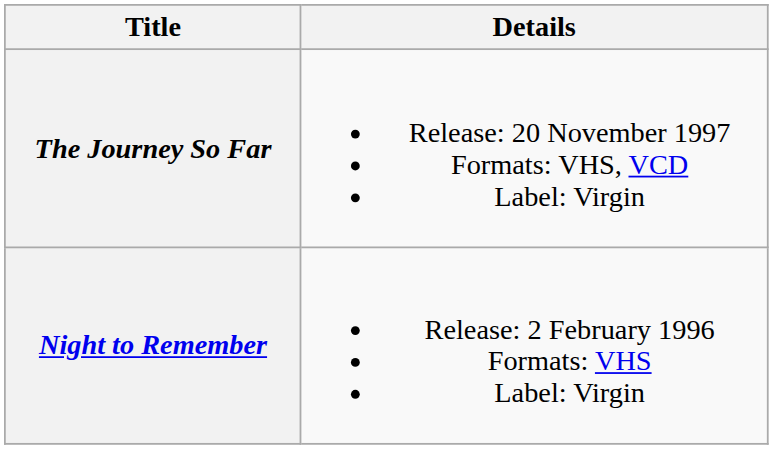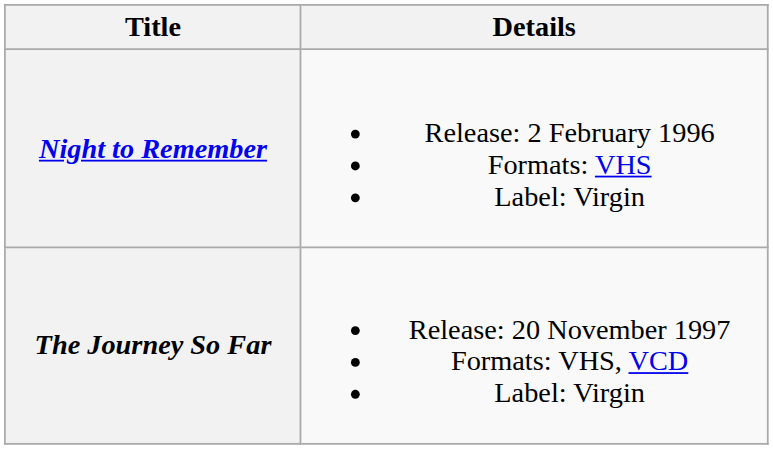rows swapped: (153, 345) <-> (153, 147)
